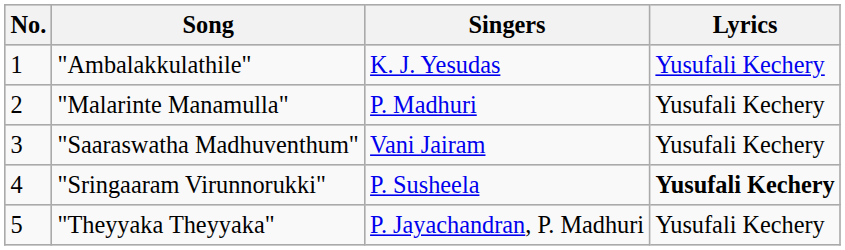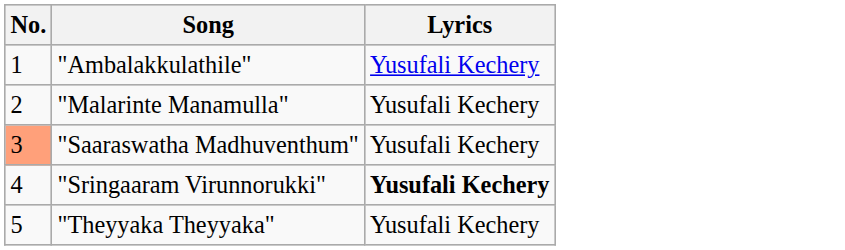- column: (507, 24)
(17, 145) no background -> (17, 145) lightsalmon background
